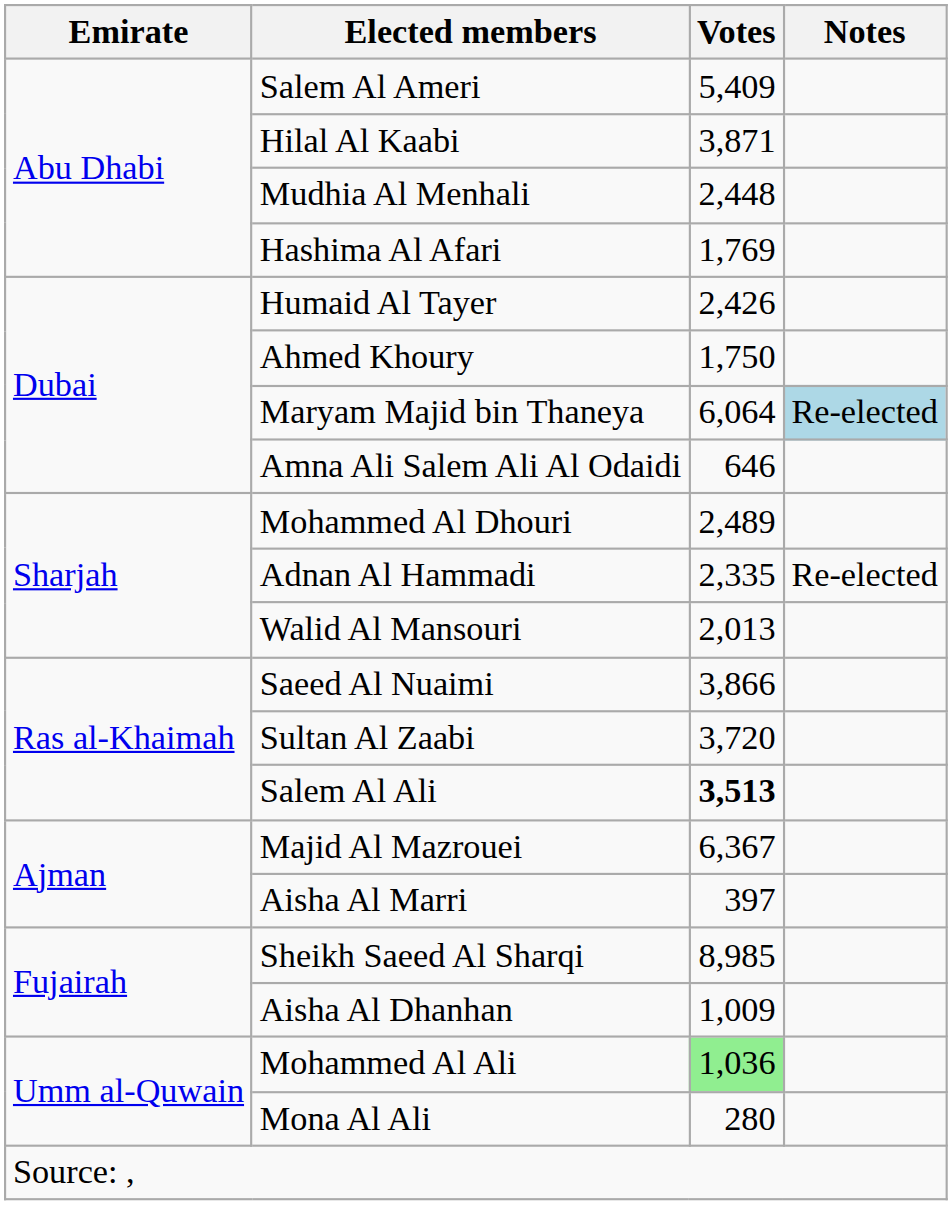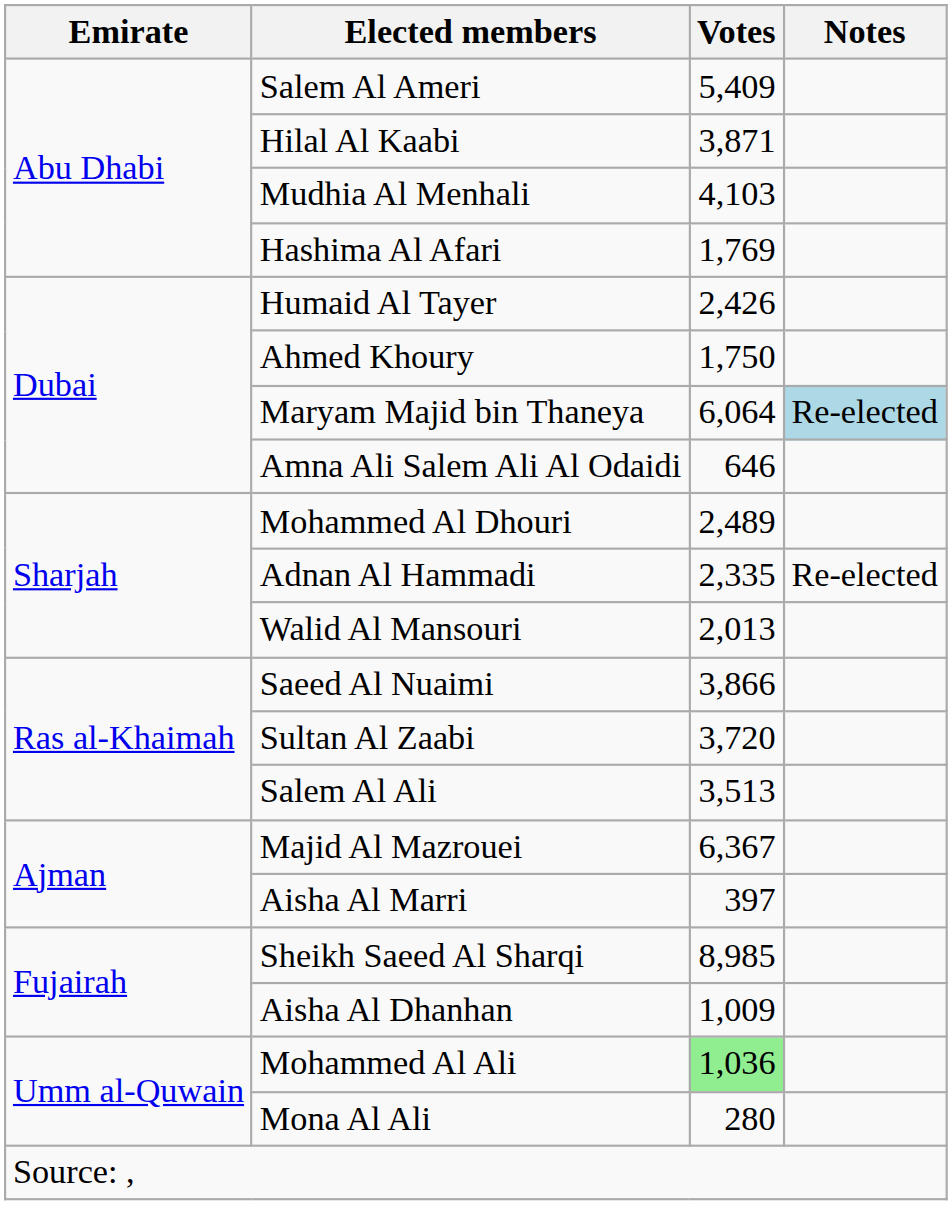(737, 194) 2,448 -> (737, 194) 4,103
(737, 791) bold -> (737, 791) normal
